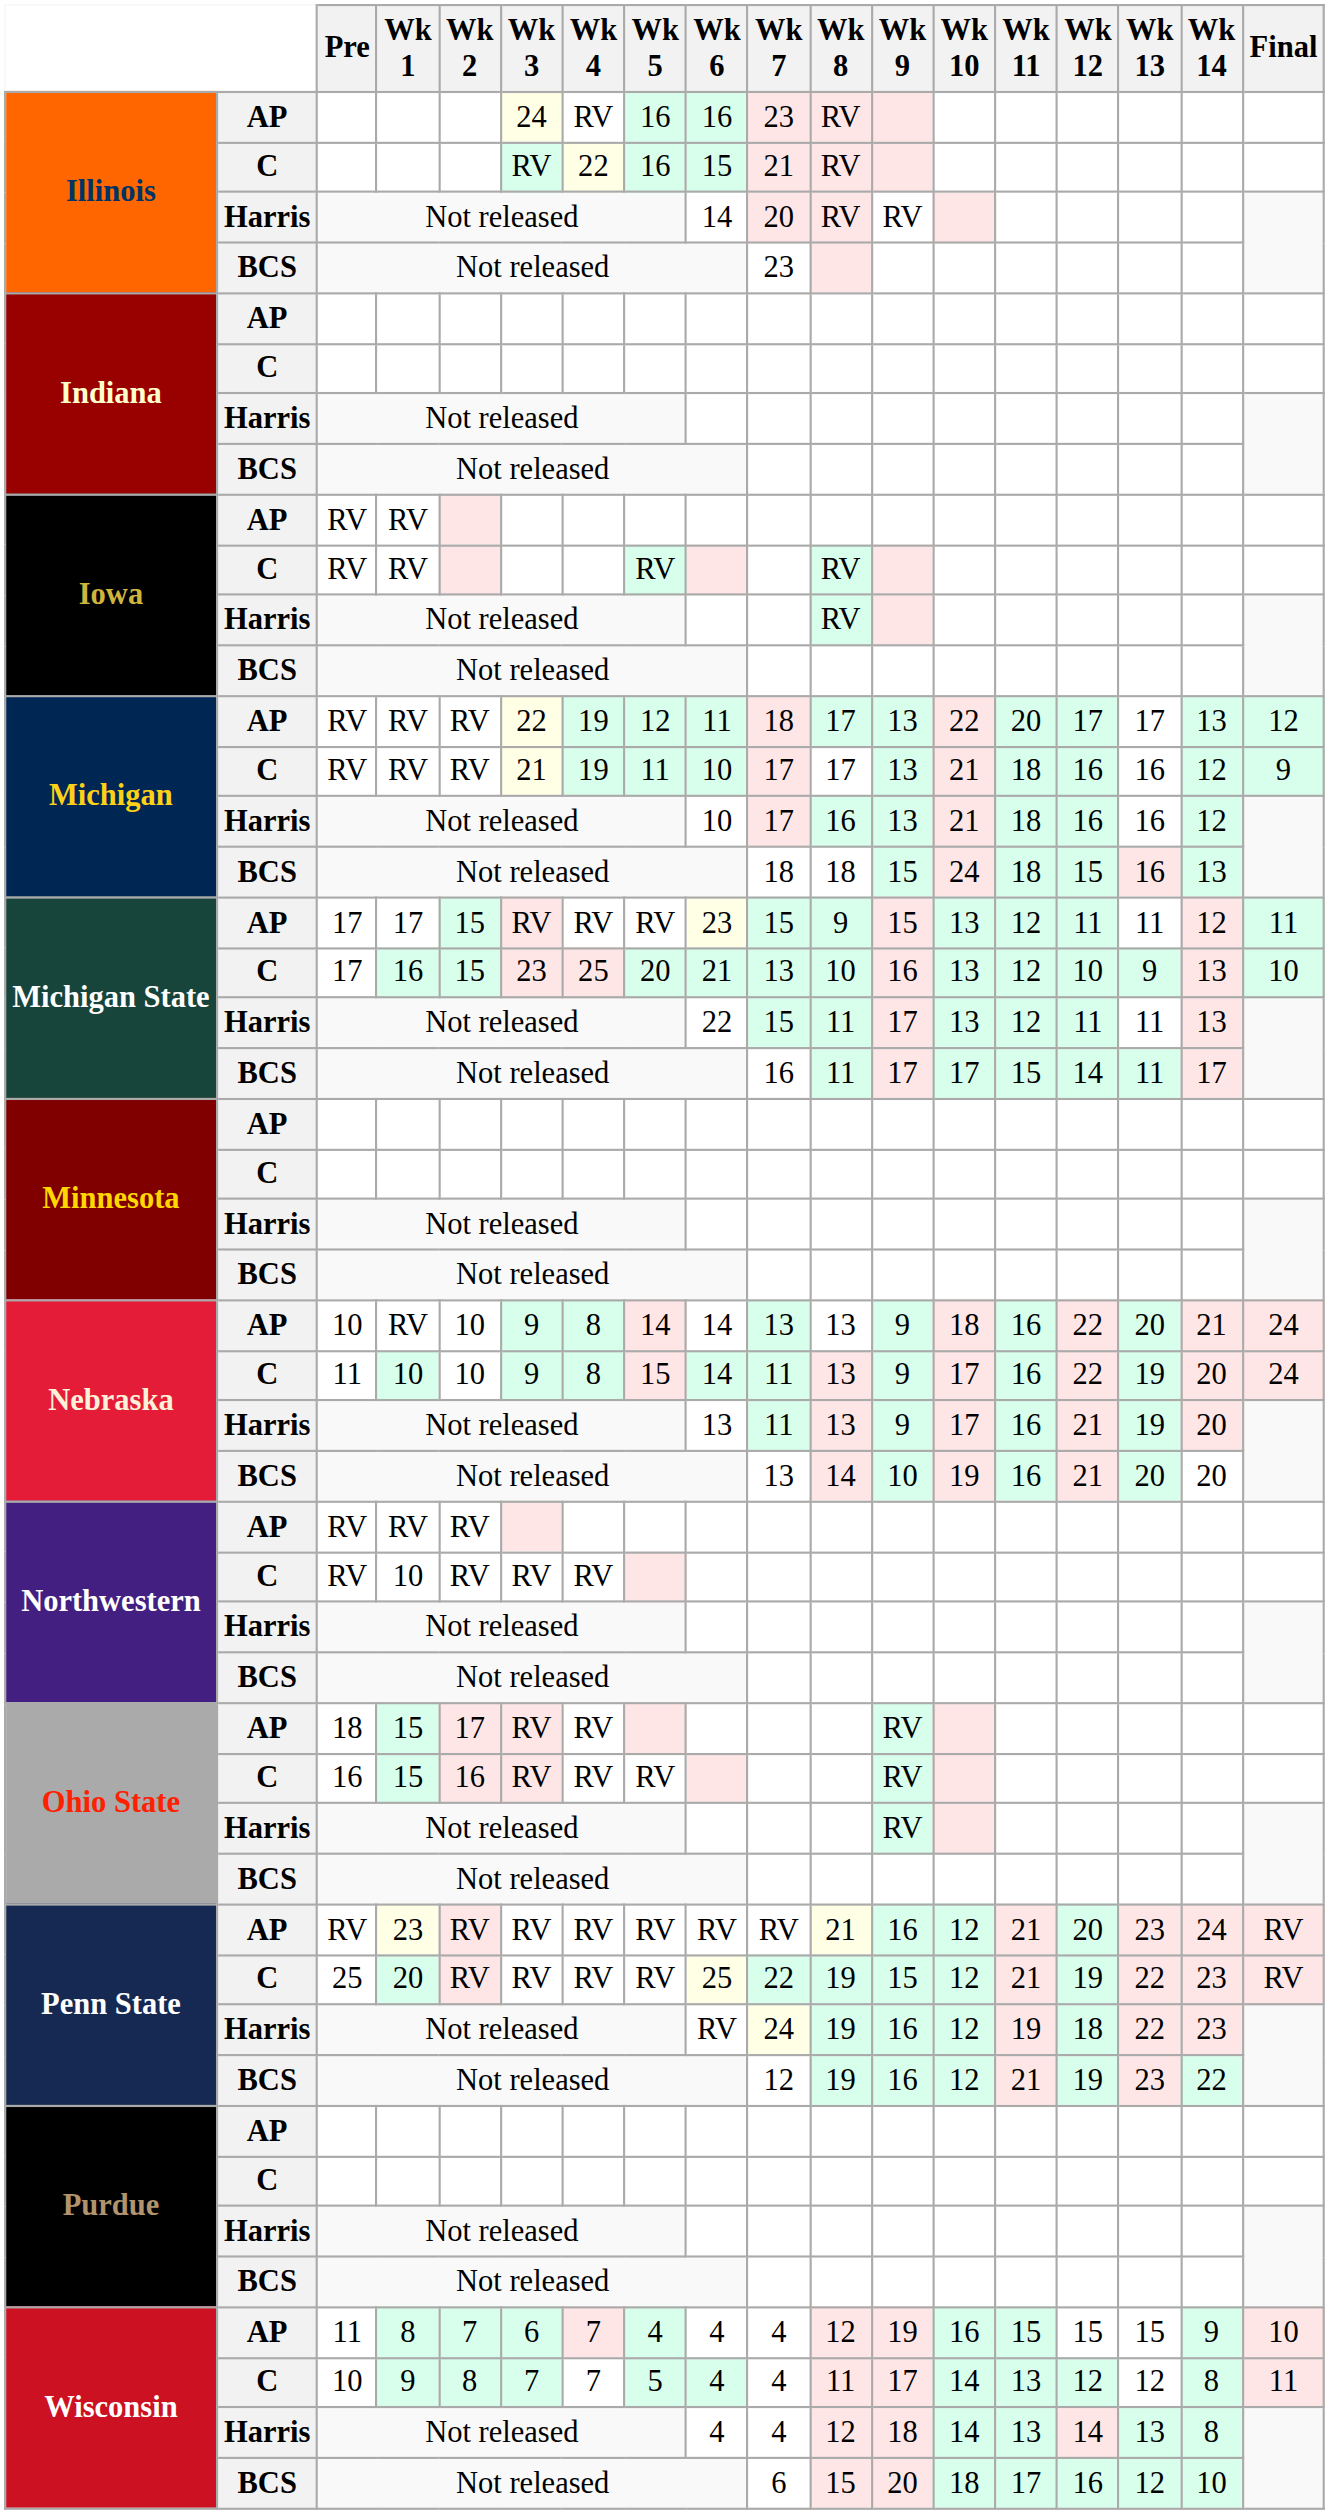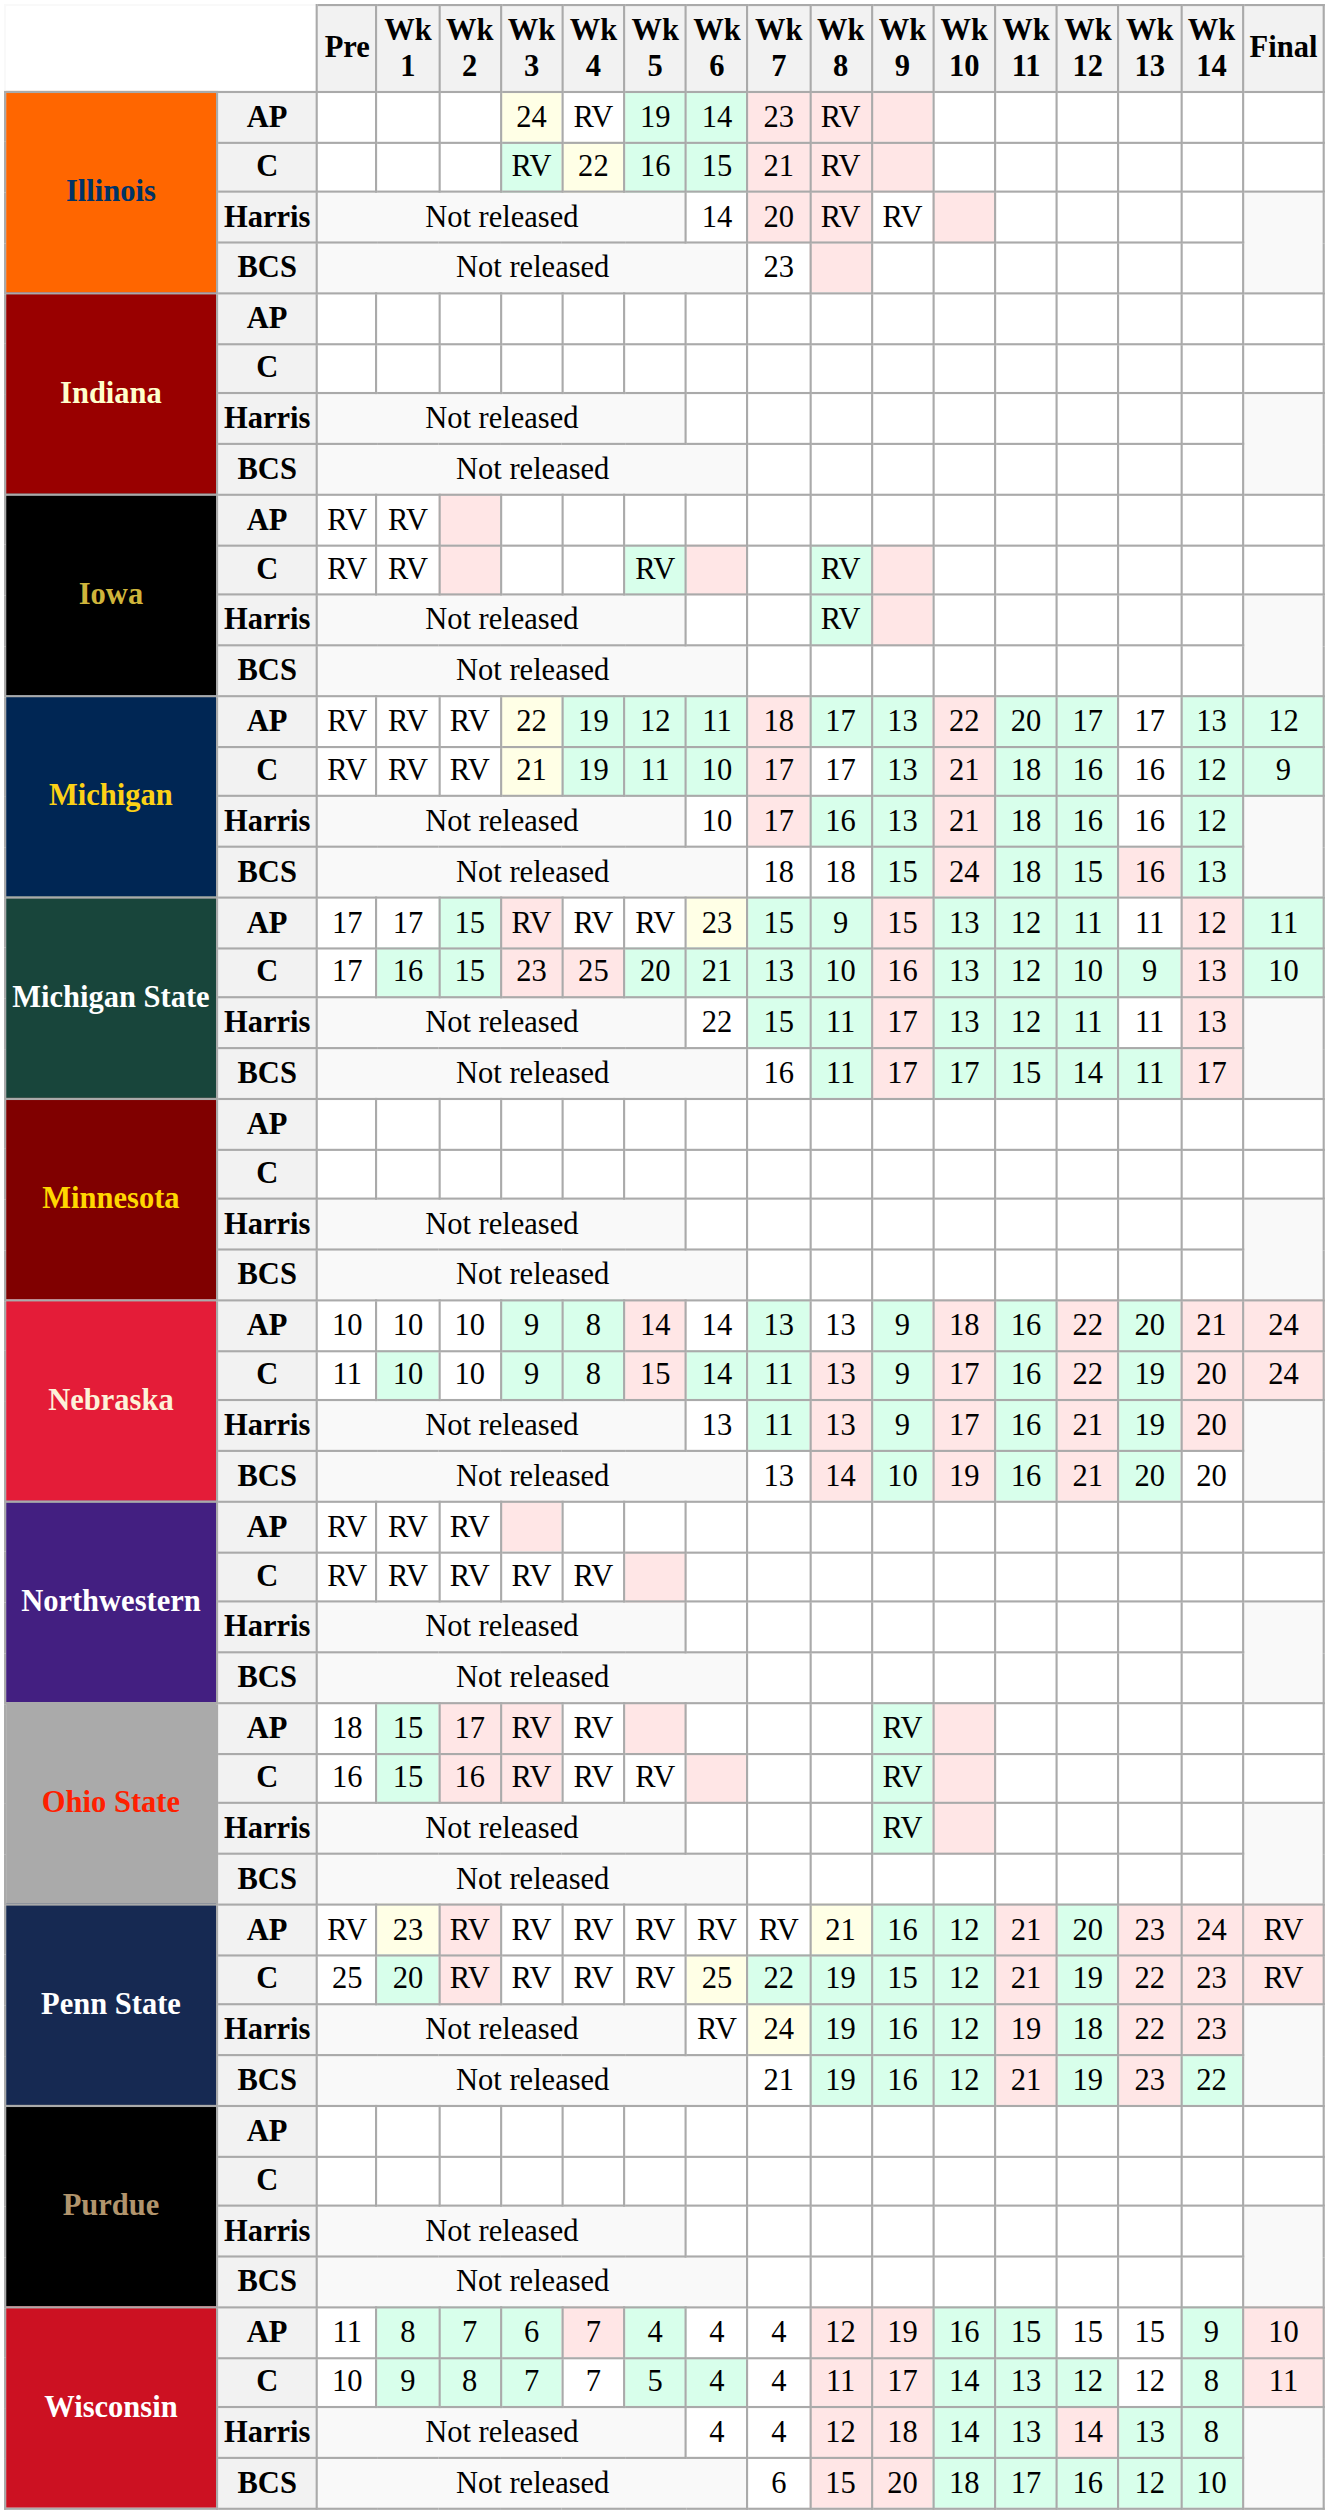(655, 116) 16 -> (655, 116) 19
(717, 116) 16 -> (717, 116) 14
(408, 1324) RV -> (408, 1324) 10
(408, 1576) 10 -> (408, 1576) RV
(779, 2080) 12 -> (779, 2080) 21
